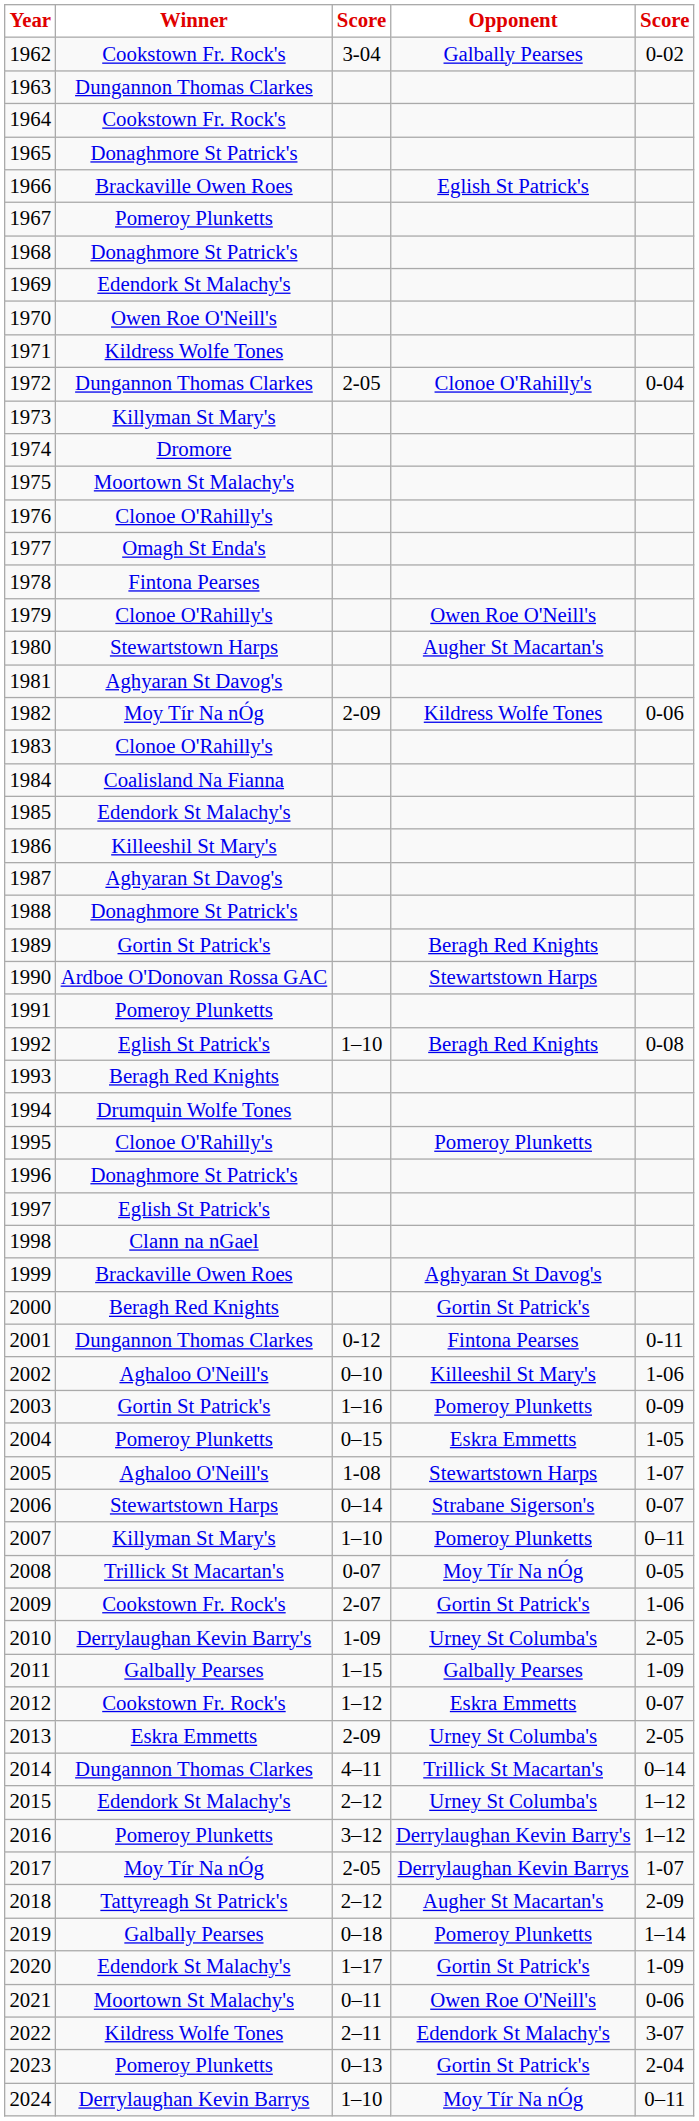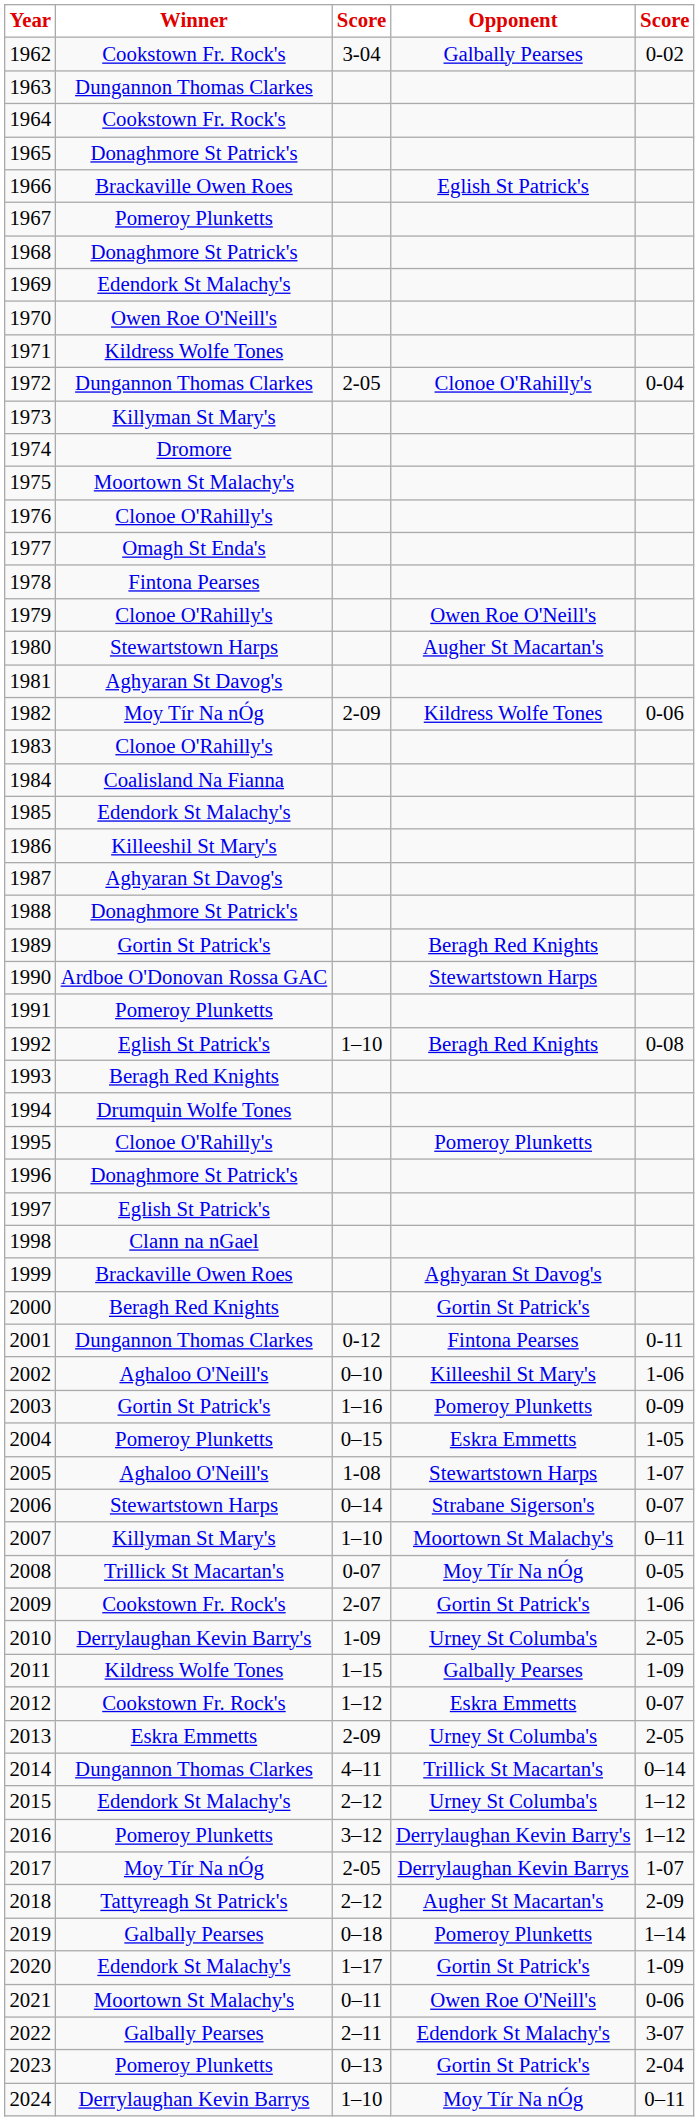(513, 1538) Pomeroy Plunketts -> (513, 1538) Moortown St Malachy's
(194, 1670) Galbally Pearses -> (194, 1670) Kildress Wolfe Tones
(194, 2033) Kildress Wolfe Tones -> (194, 2033) Galbally Pearses
